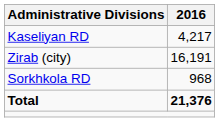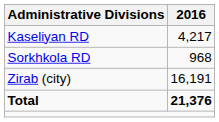rows swapped: (49, 79) <-> (39, 57)
